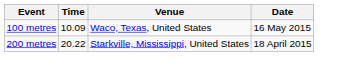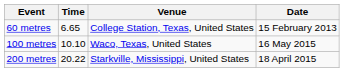+ row: (29, 28)
(73, 28) 10.09 -> (73, 43) 10.10
